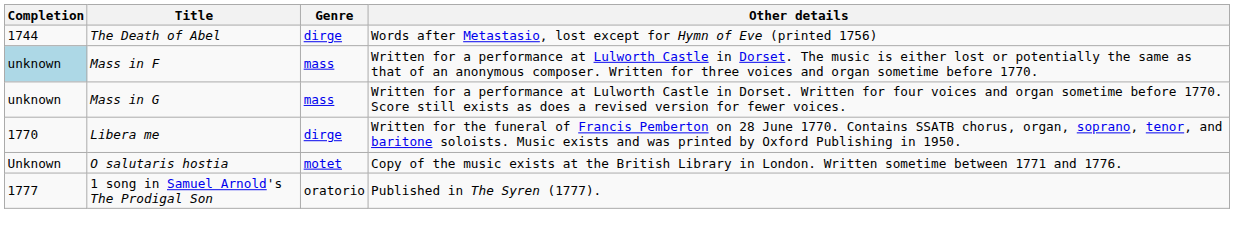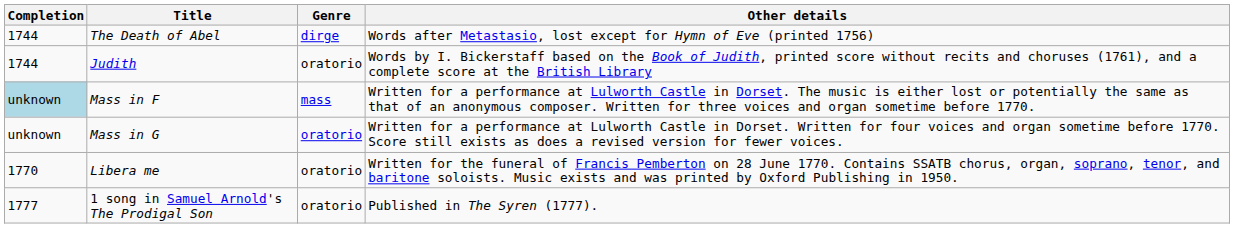+ row: (113, 64)
(319, 99) mass -> (331, 135) oratorio
(323, 135) dirge -> (331, 170) oratorio
- row: (159, 163)
